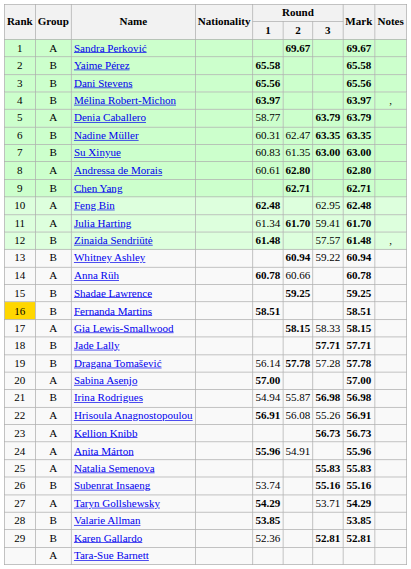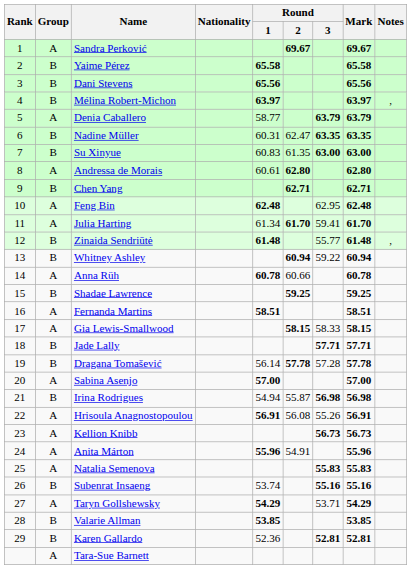(328, 240) 57.57 -> (328, 240) 55.77
(20, 310) gold background -> (20, 310) no background
(53, 310) B -> (53, 310) A
